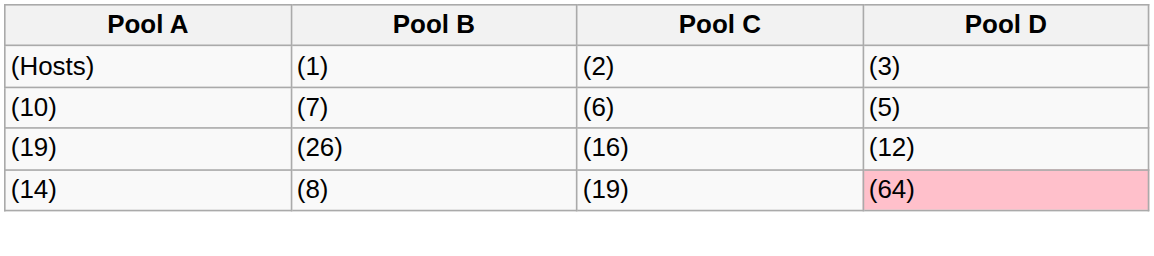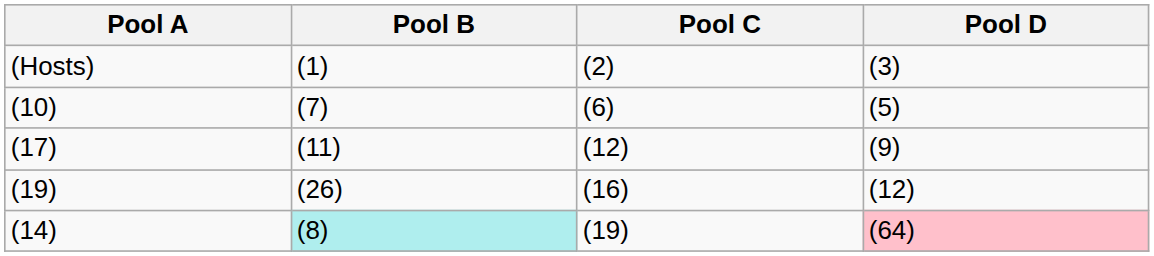+ row: (34, 148)
(313, 189) no background -> (313, 230) paleturquoise background
